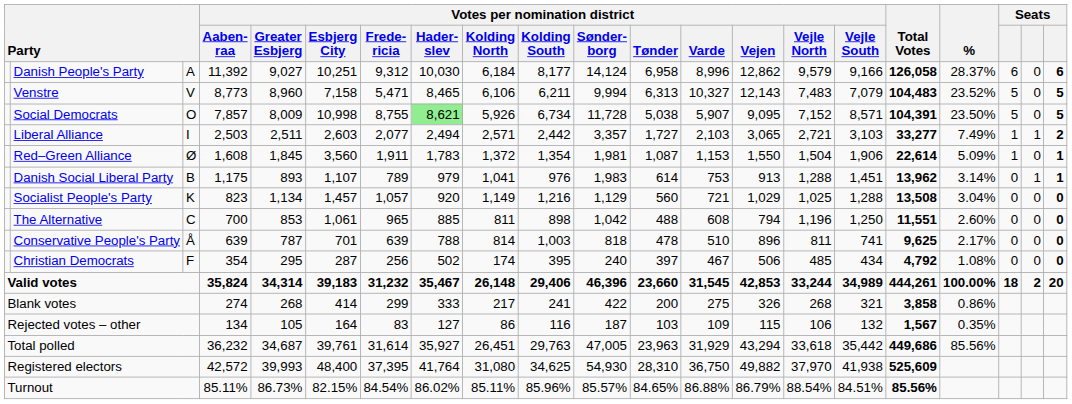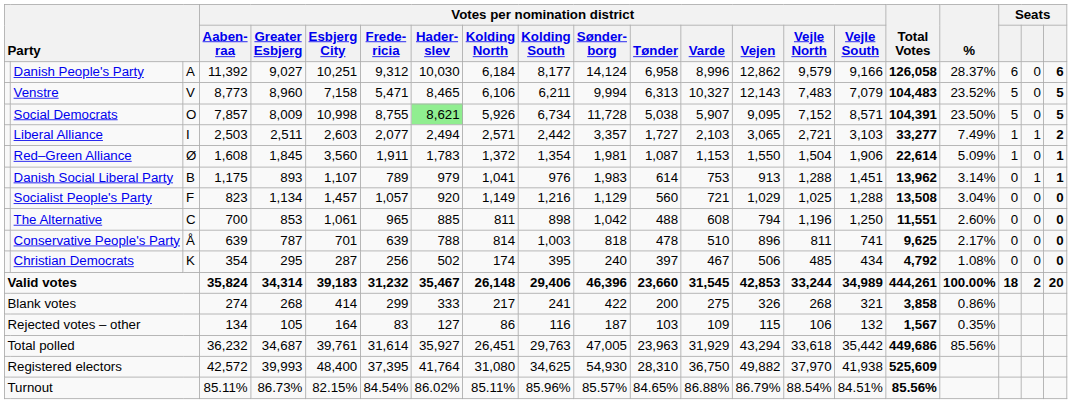(191, 198) K -> (190, 198) F
(190, 261) F -> (191, 261) K
